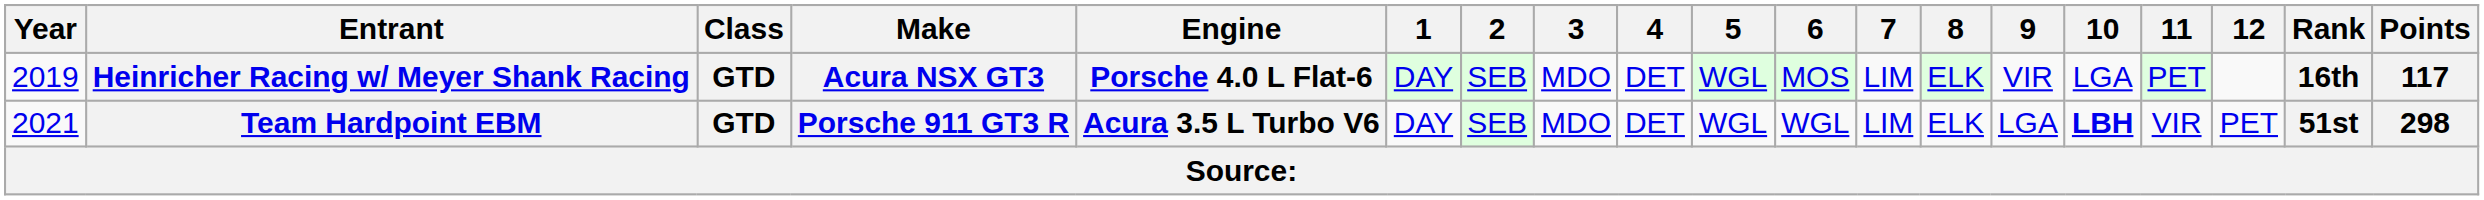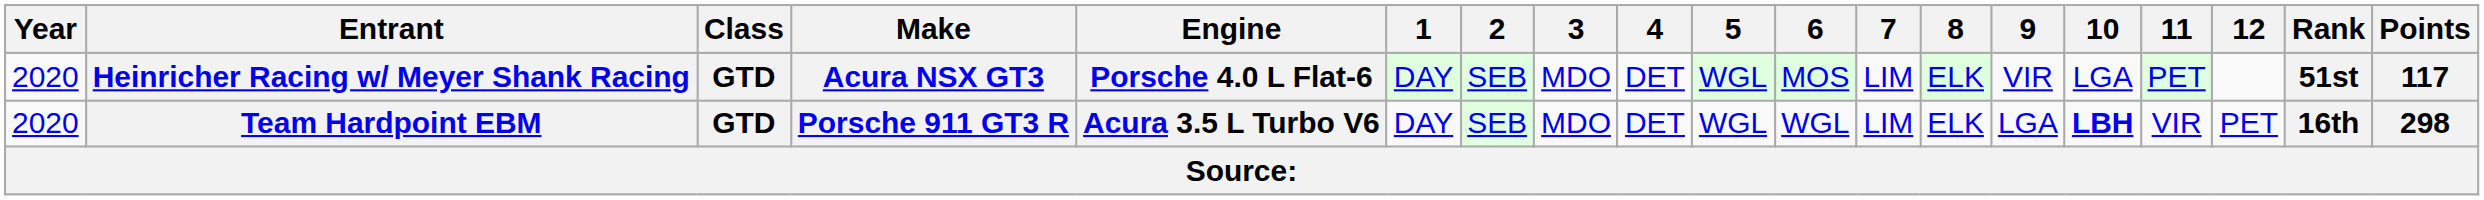(45, 76) 2019 -> (45, 76) 2020
(2329, 76) 16th -> (2329, 76) 51st
(45, 124) 2021 -> (45, 124) 2020
(2329, 124) 51st -> (2329, 124) 16th
